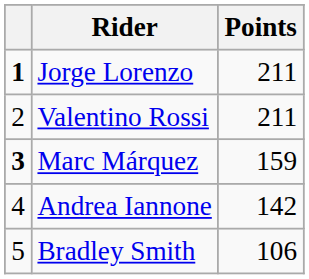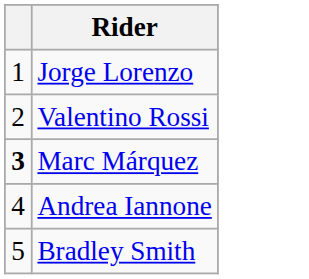- column: (261, 27)
(18, 71) bold -> (18, 71) normal
